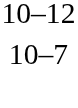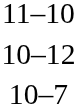+ row: (38, 13)
